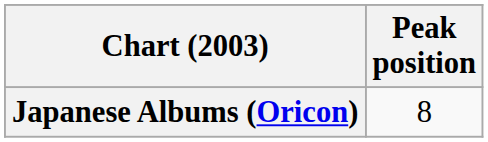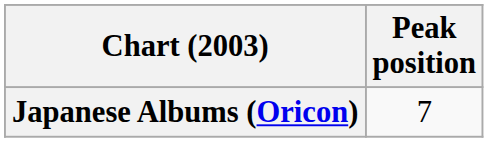(424, 111) 8 -> (424, 111) 7
